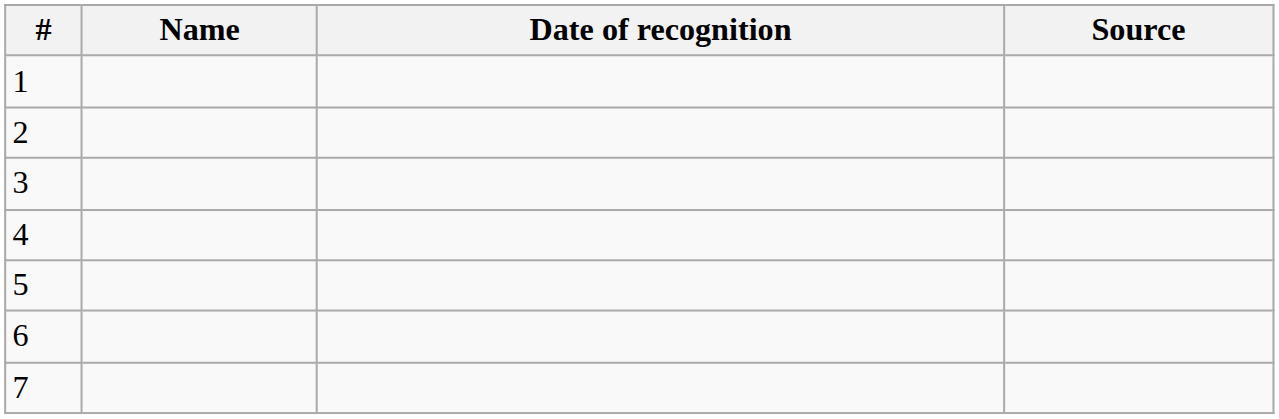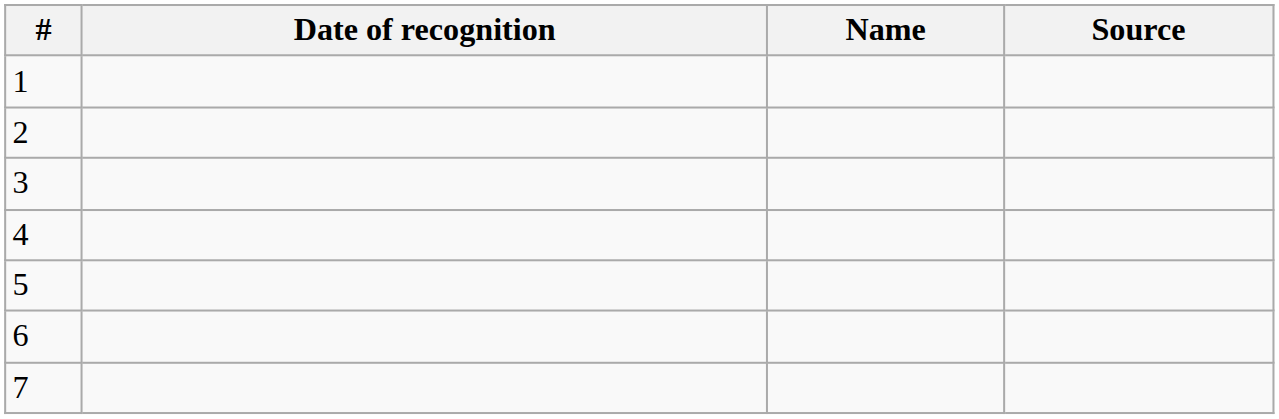columns swapped: (200, 30) <-> (661, 30)
